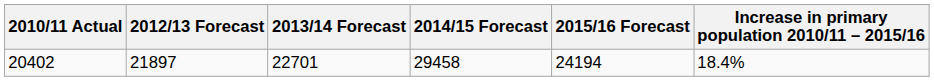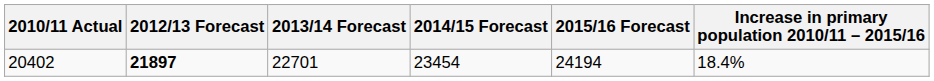(153, 62) normal -> (153, 62) bold
(437, 62) 29458 -> (437, 62) 23454
